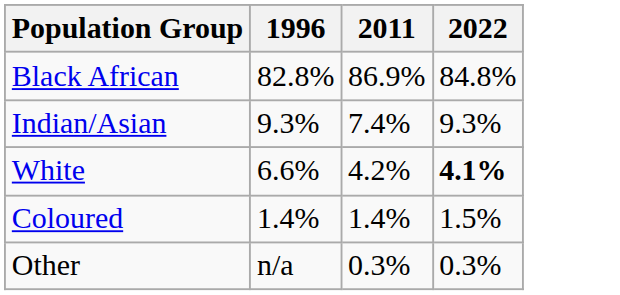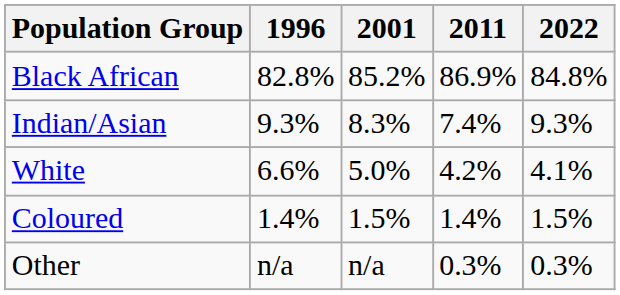+ column: (387, 28)
(473, 170) bold -> (561, 170) normal
